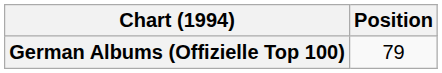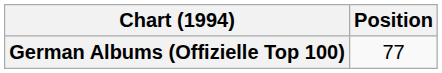(394, 52) 79 -> (394, 52) 77
